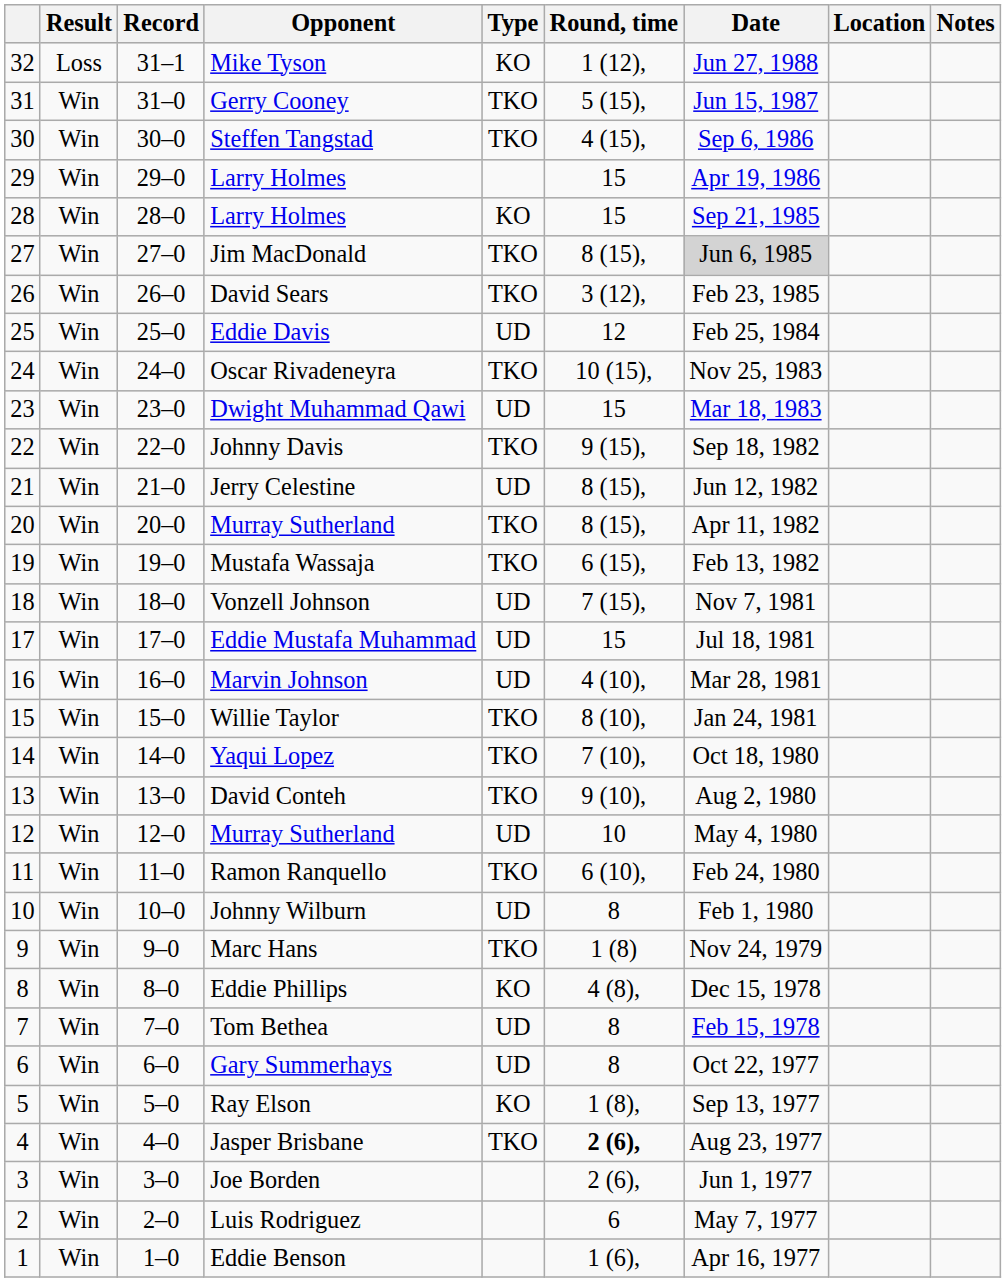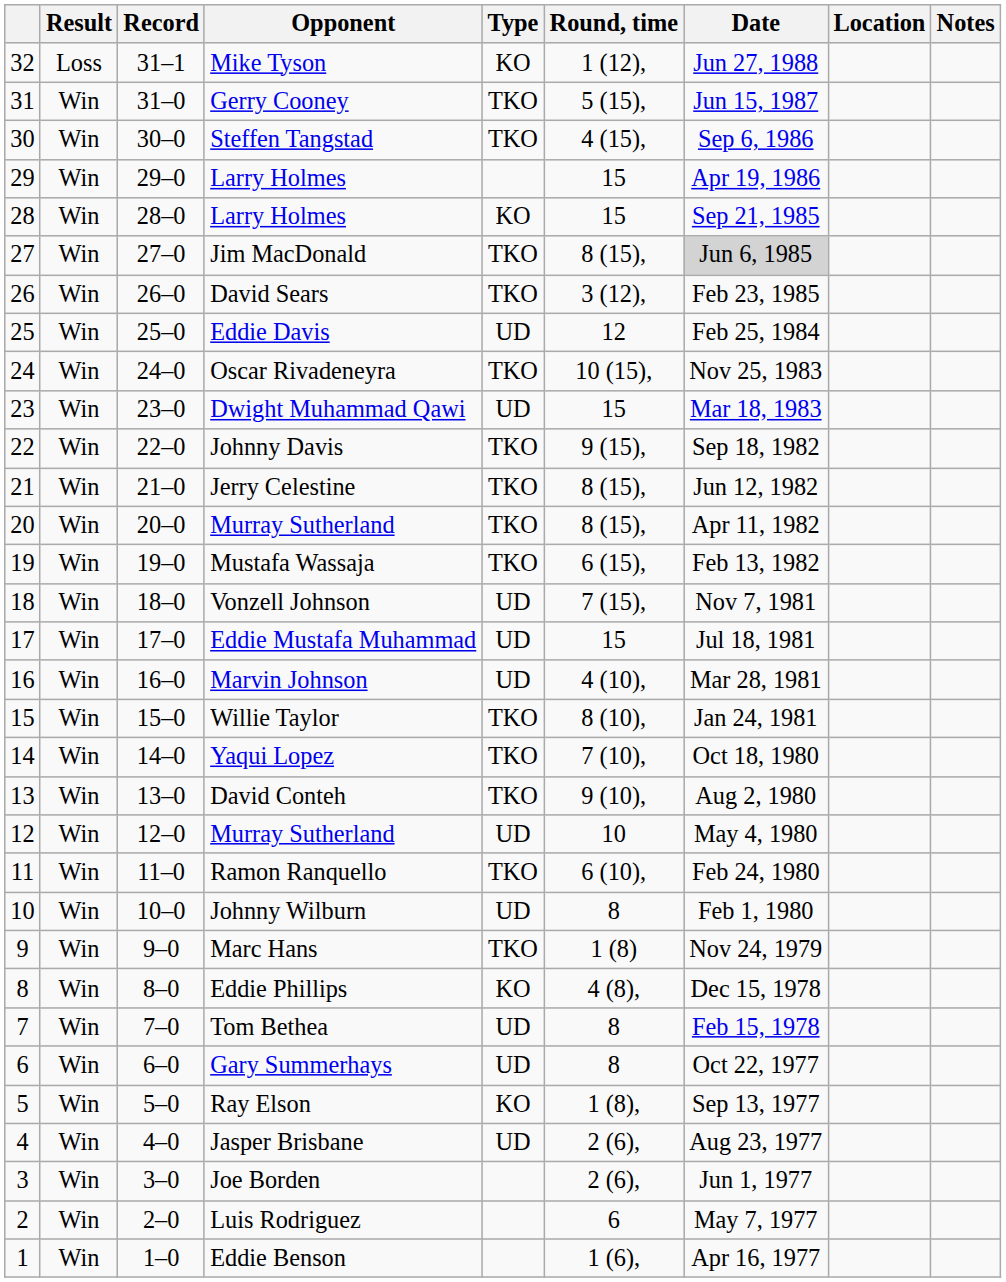(513, 486) UD -> (513, 486) TKO
(513, 1142) TKO -> (513, 1142) UD
(614, 1142) bold -> (614, 1142) normal
